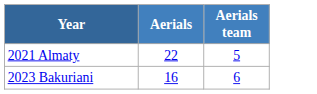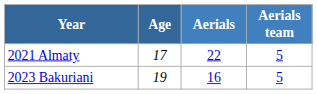+ column: (160, 24)
(237, 78) 6 -> (279, 78) 5
